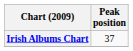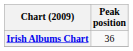(109, 38) 37 -> (109, 38) 36
